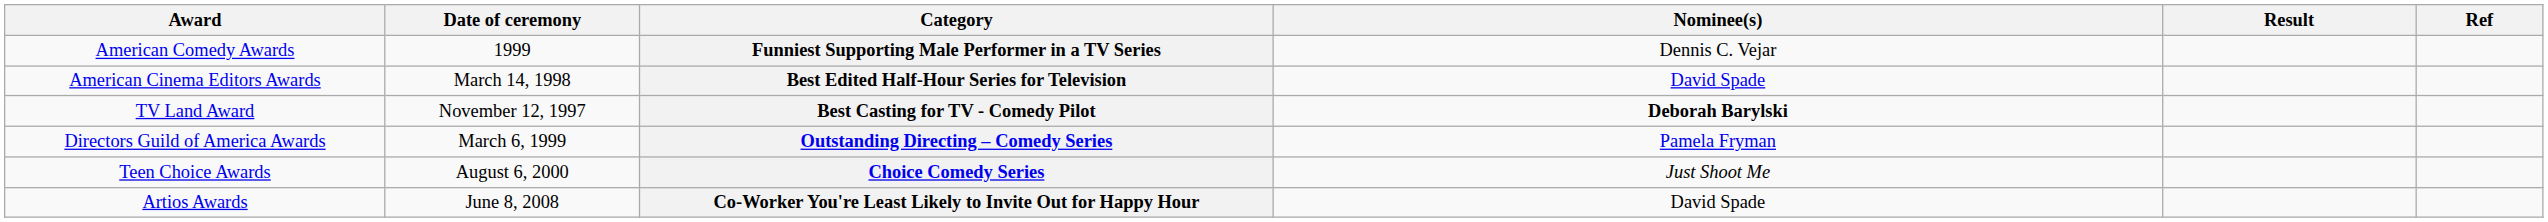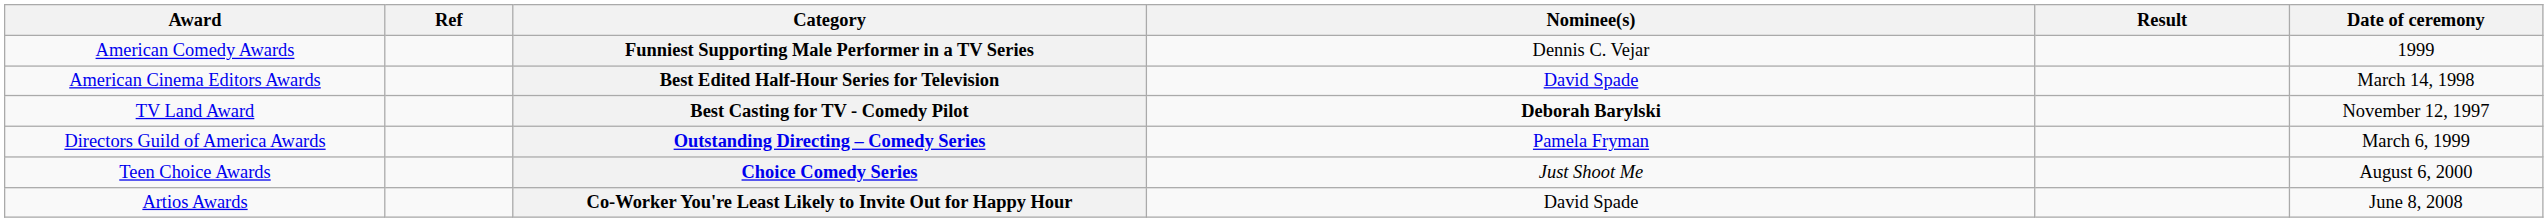columns swapped: (512, 20) <-> (2479, 20)
